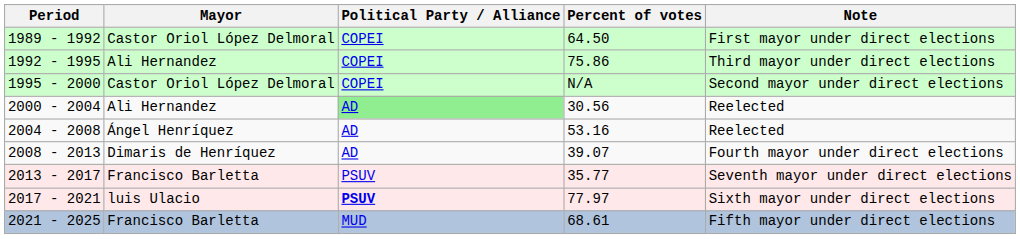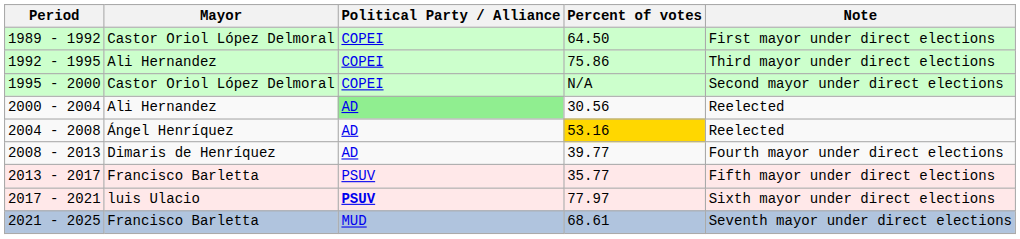(588, 130) no background -> (588, 130) gold background
(588, 153) 39.07 -> (588, 153) 39.77
(860, 176) Seventh mayor under direct elections -> (852, 176) Fifth mayor under direct elections
(852, 222) Fifth mayor under direct elections -> (860, 222) Seventh mayor under direct elections
